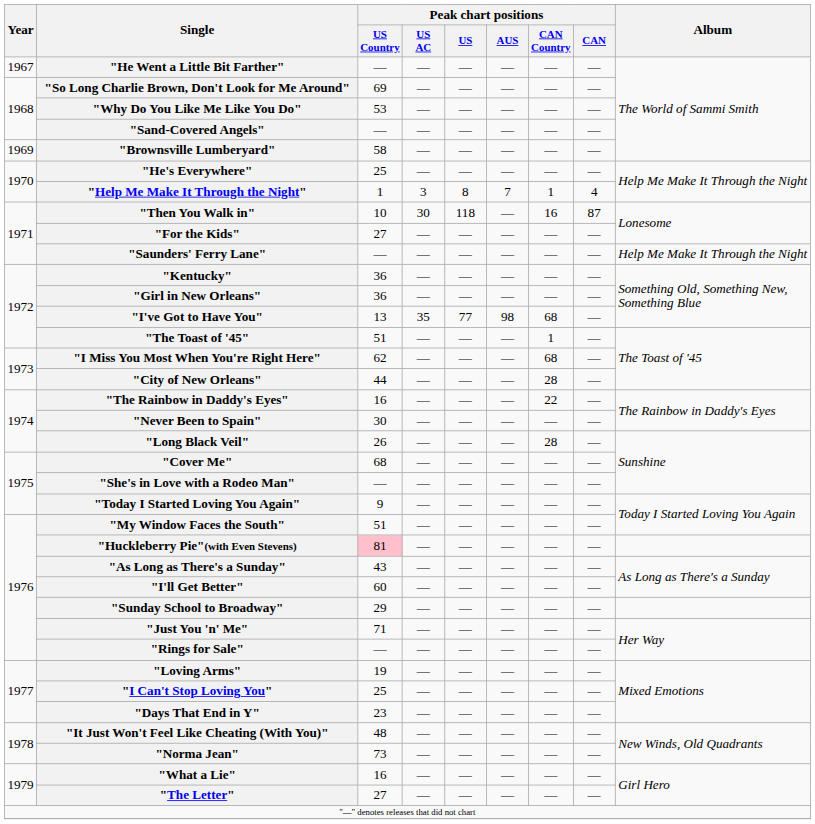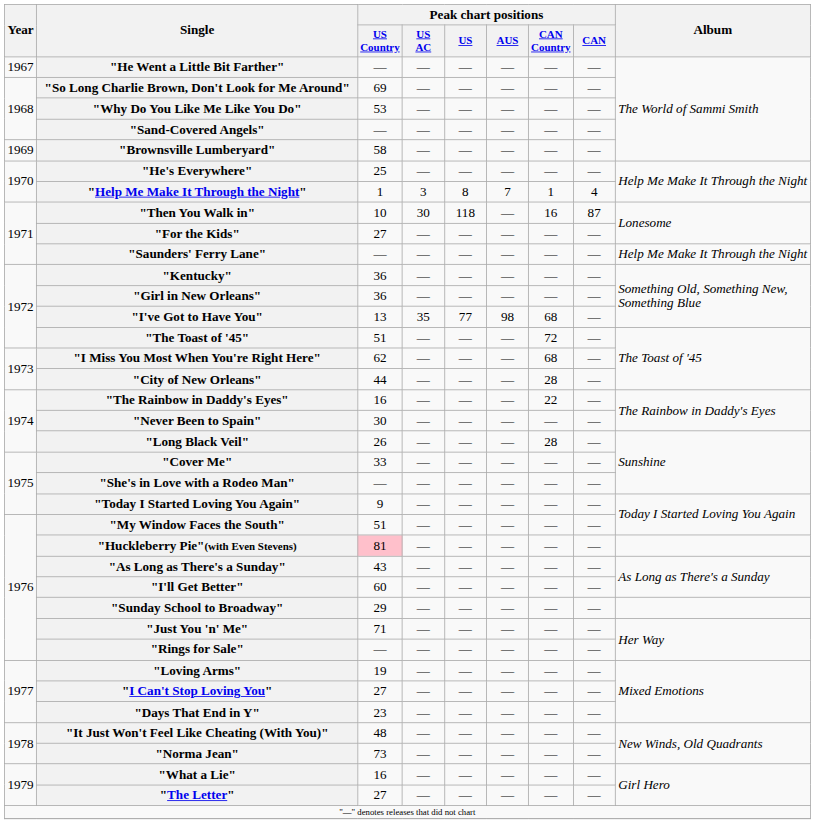(551, 337) 1 -> (551, 337) 72
(380, 462) 68 -> (380, 462) 33
(380, 691) 25 -> (380, 691) 27
